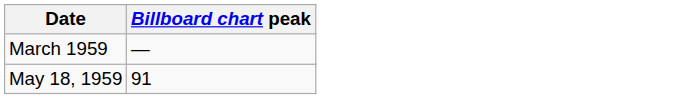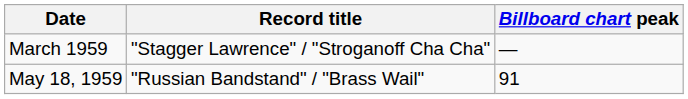+ column: (311, 19)
